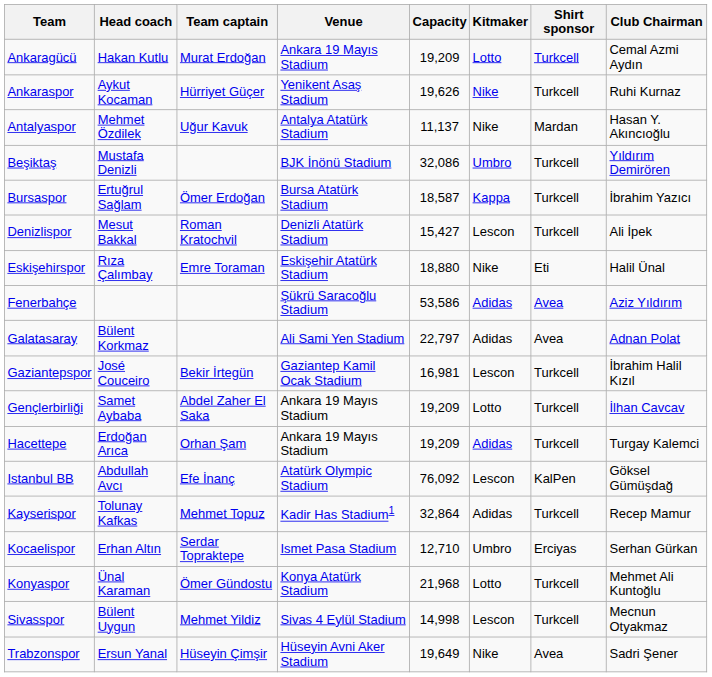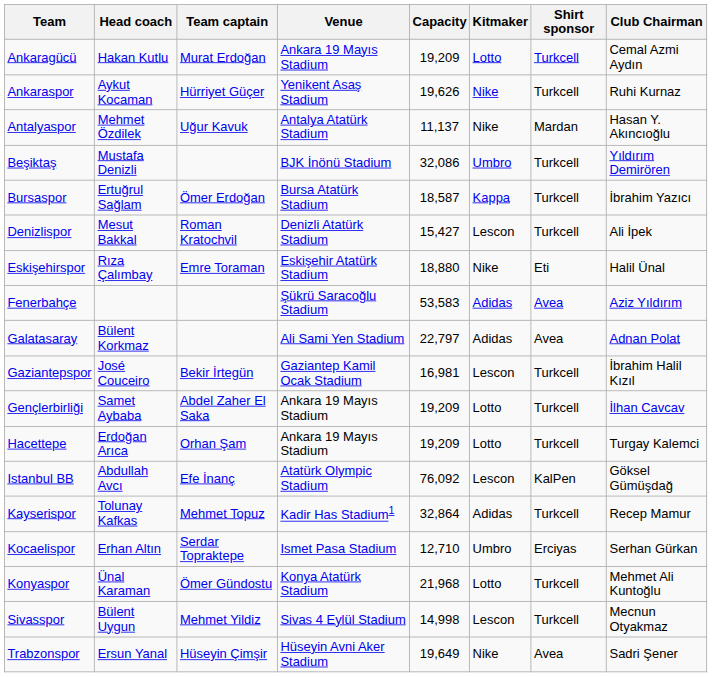(440, 303) 53,586 -> (440, 303) 53,583
(492, 443) Adidas -> (487, 443) Lotto
